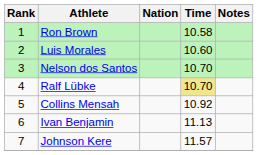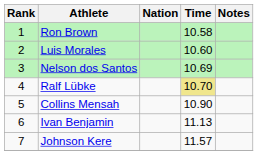(198, 68) 10.70 -> (198, 68) 10.69
(198, 104) 10.92 -> (198, 104) 10.90
